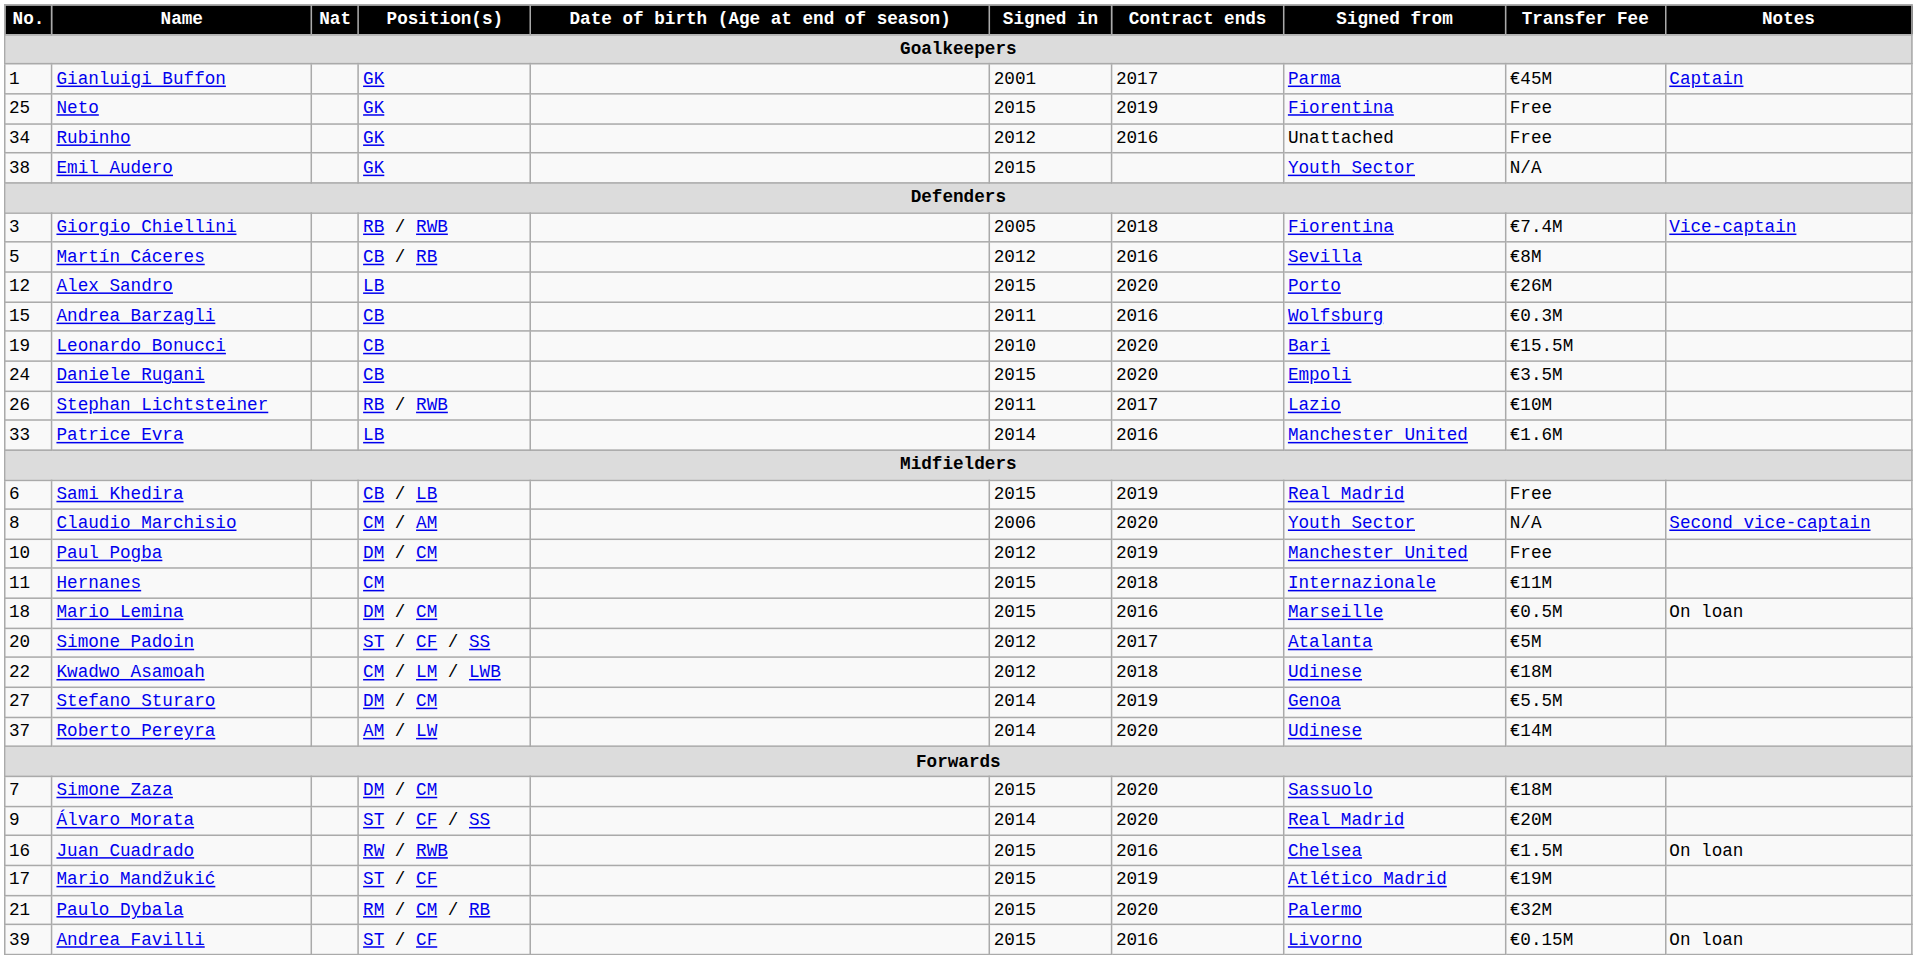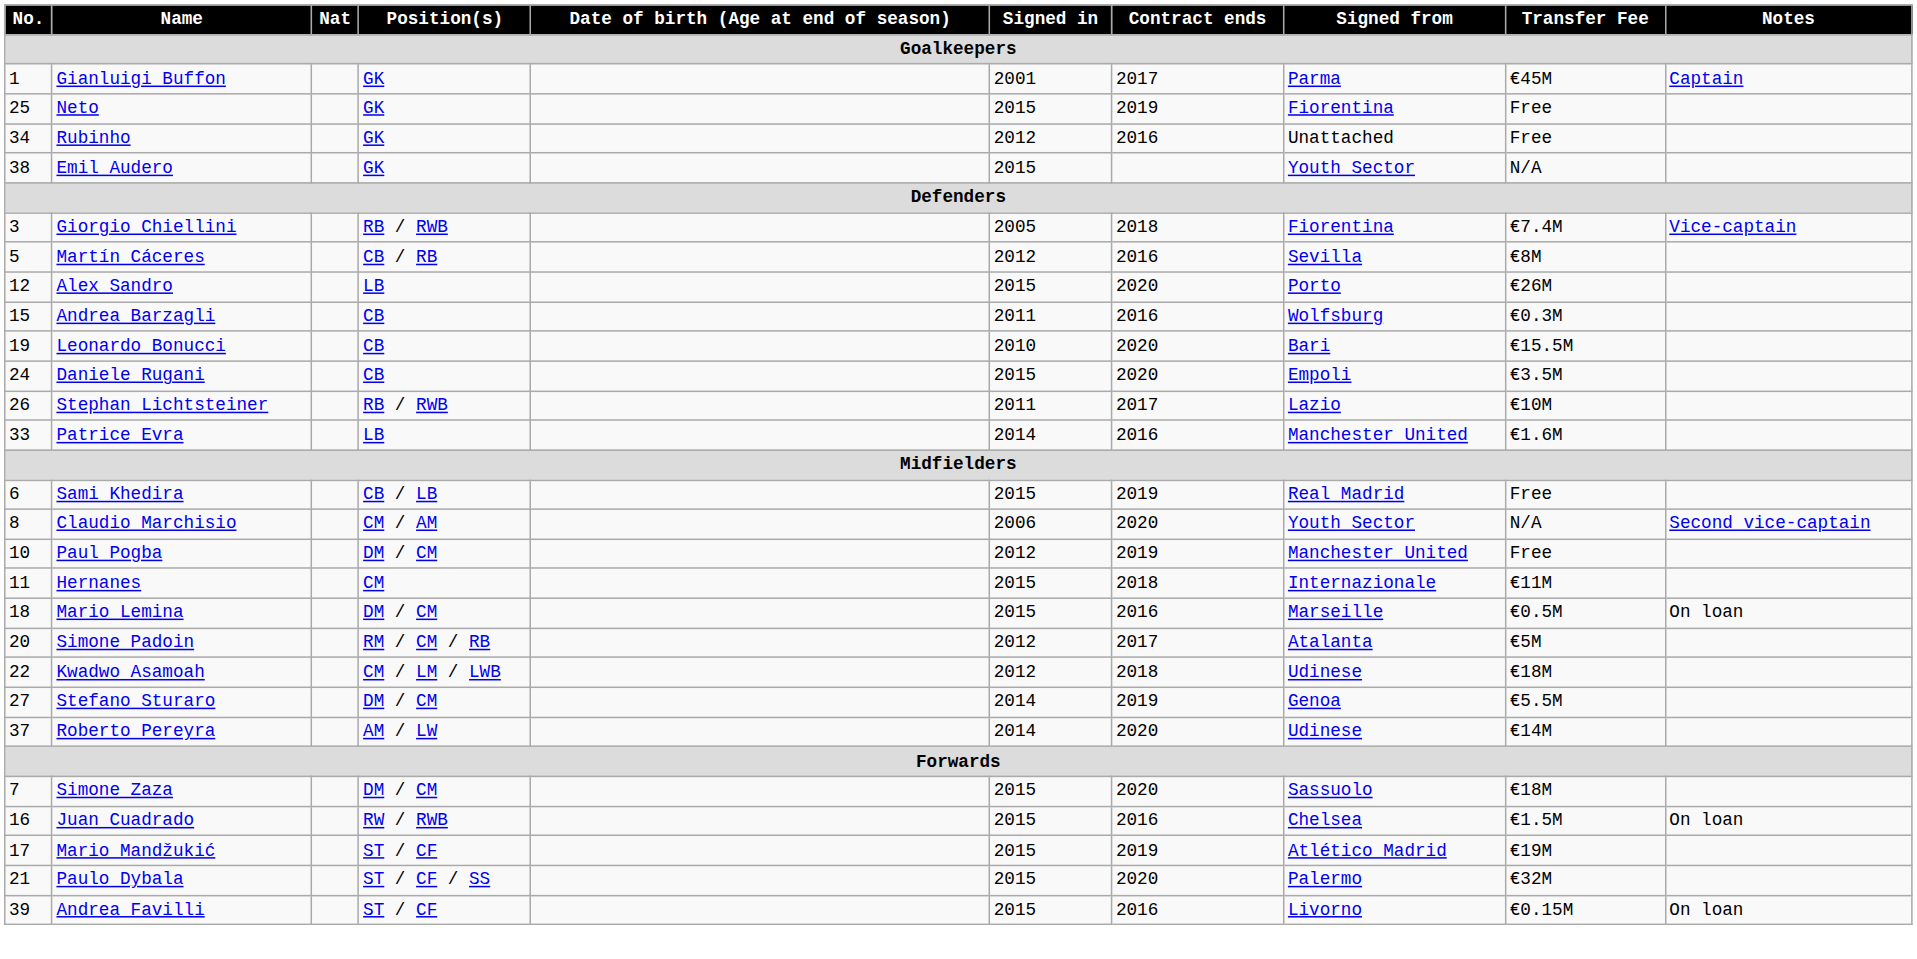(427, 643) ST / CF / SS -> (427, 643) RM / CM / RB
- row: (125, 821)
(427, 910) RM / CM / RB -> (427, 880) ST / CF / SS
